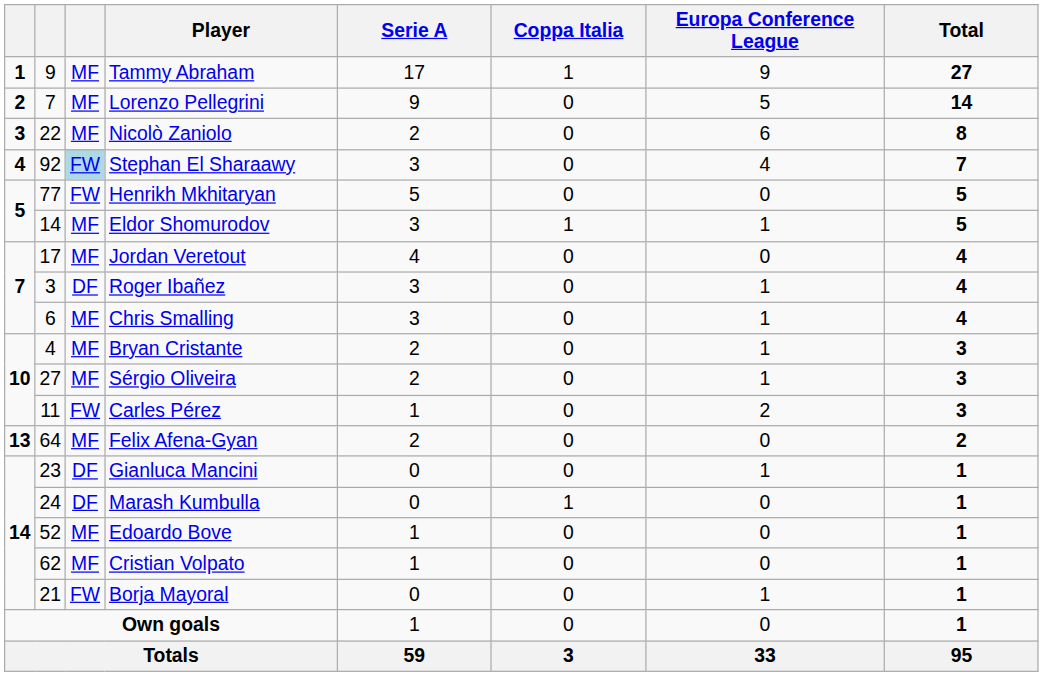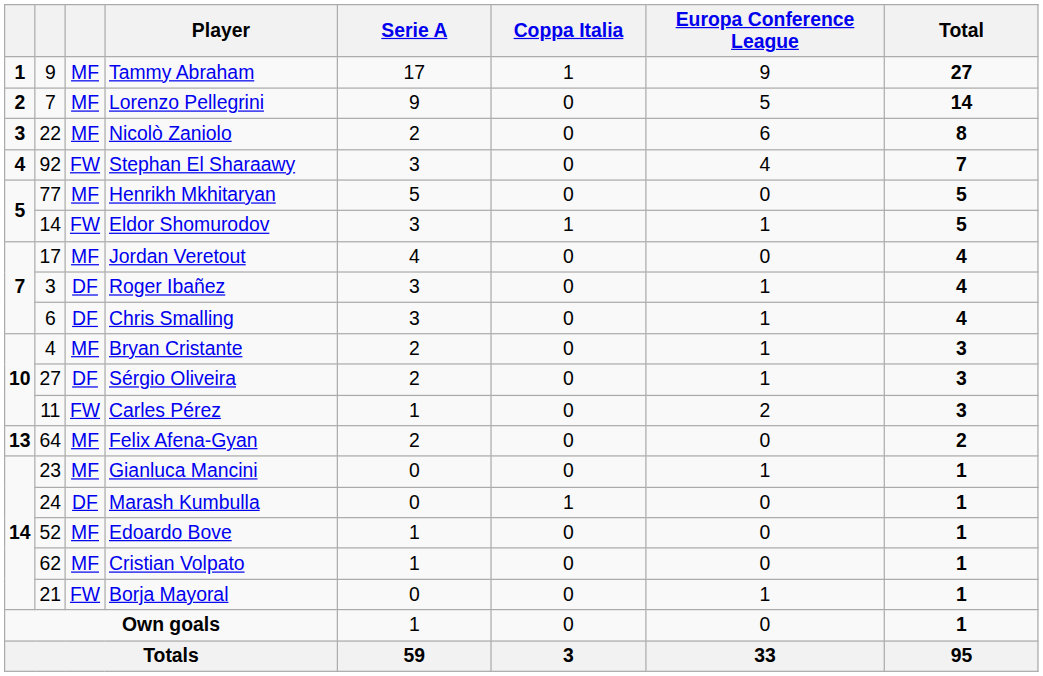(85, 164) lightblue background -> (85, 164) no background
(85, 195) FW -> (85, 195) MF
(85, 225) MF -> (85, 225) FW
(85, 317) MF -> (85, 317) DF
(85, 379) MF -> (85, 379) DF
(85, 471) DF -> (85, 471) MF
